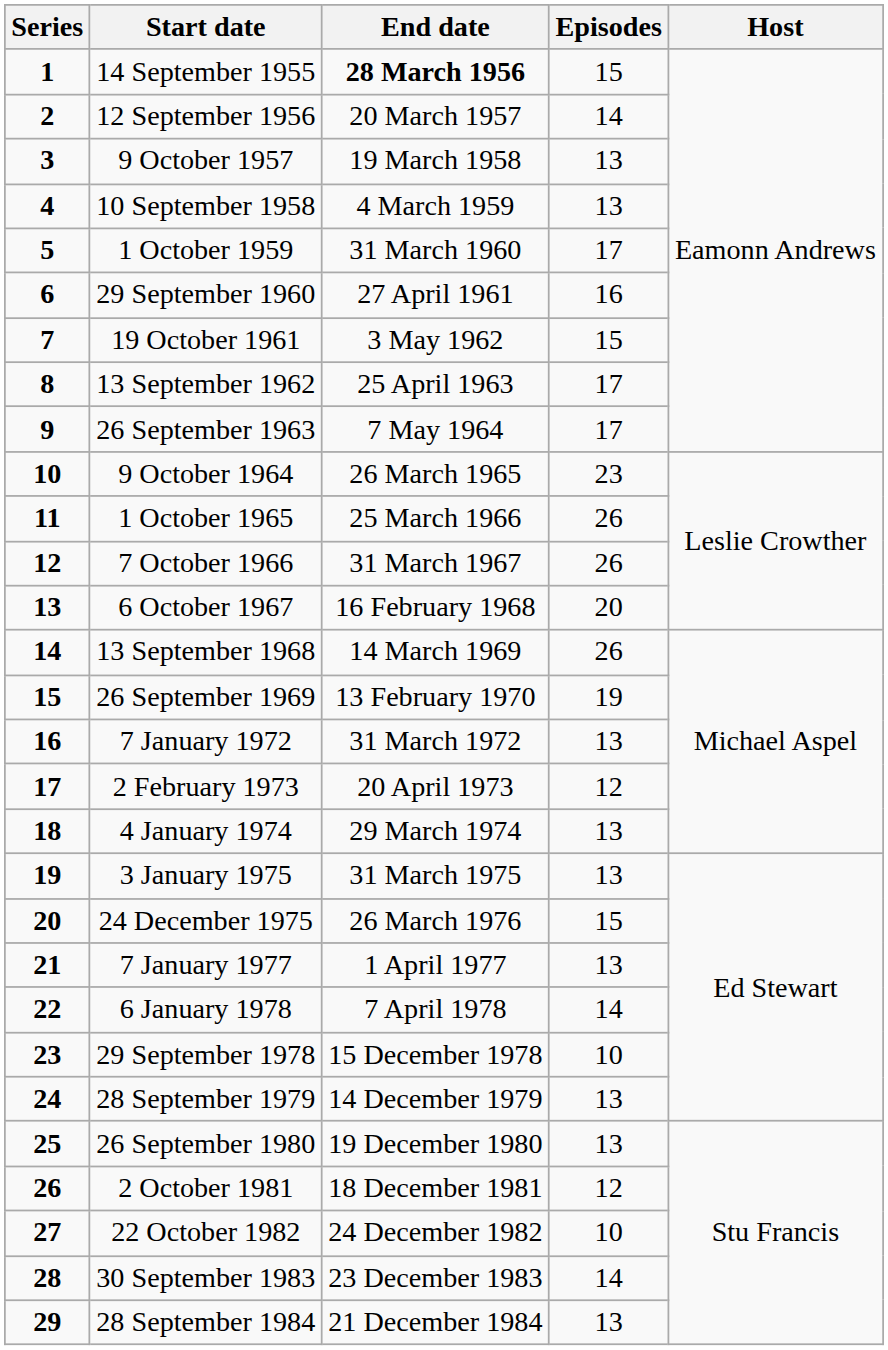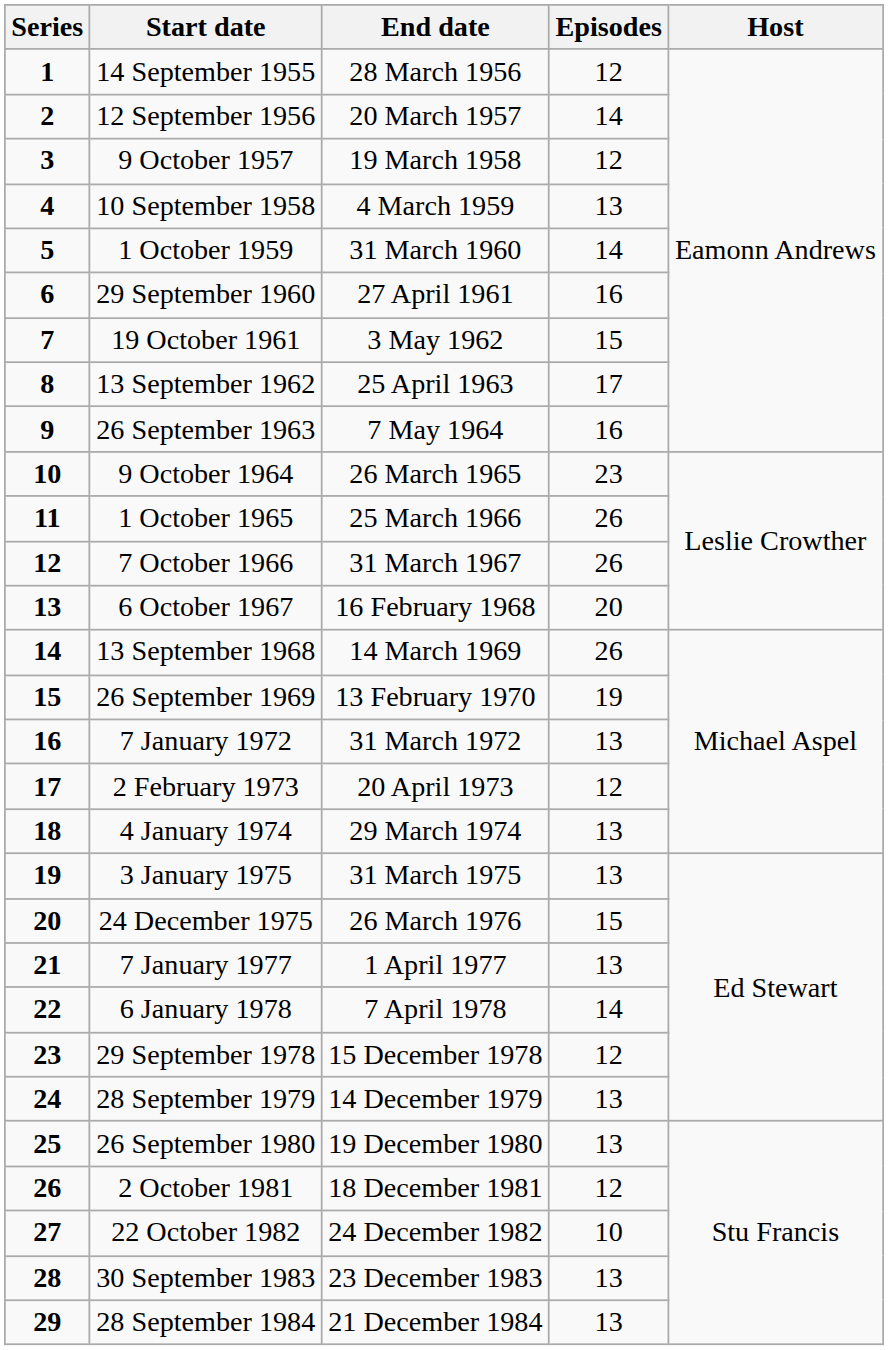(435, 71) bold -> (435, 71) normal
(609, 71) 15 -> (609, 71) 12
(609, 160) 13 -> (609, 160) 12
(609, 250) 17 -> (609, 250) 14
(609, 428) 17 -> (609, 428) 16
(609, 1054) 10 -> (609, 1054) 12
(609, 1277) 14 -> (609, 1277) 13
